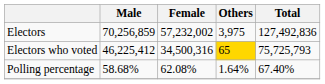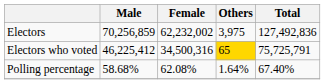(187, 32) 57,232,002 -> (187, 32) 62,232,002
(285, 50) 75,725,793 -> (285, 50) 75,725,791
